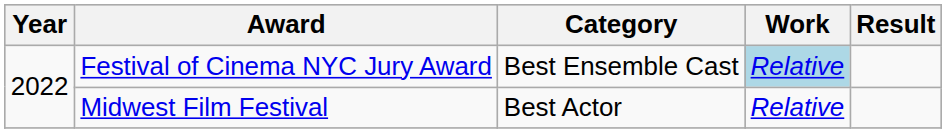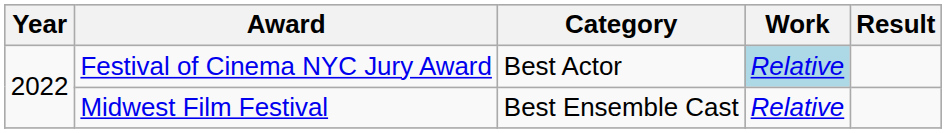(621, 66) Best Ensemble Cast -> (563, 66) Best Actor
(563, 107) Best Actor -> (621, 107) Best Ensemble Cast
